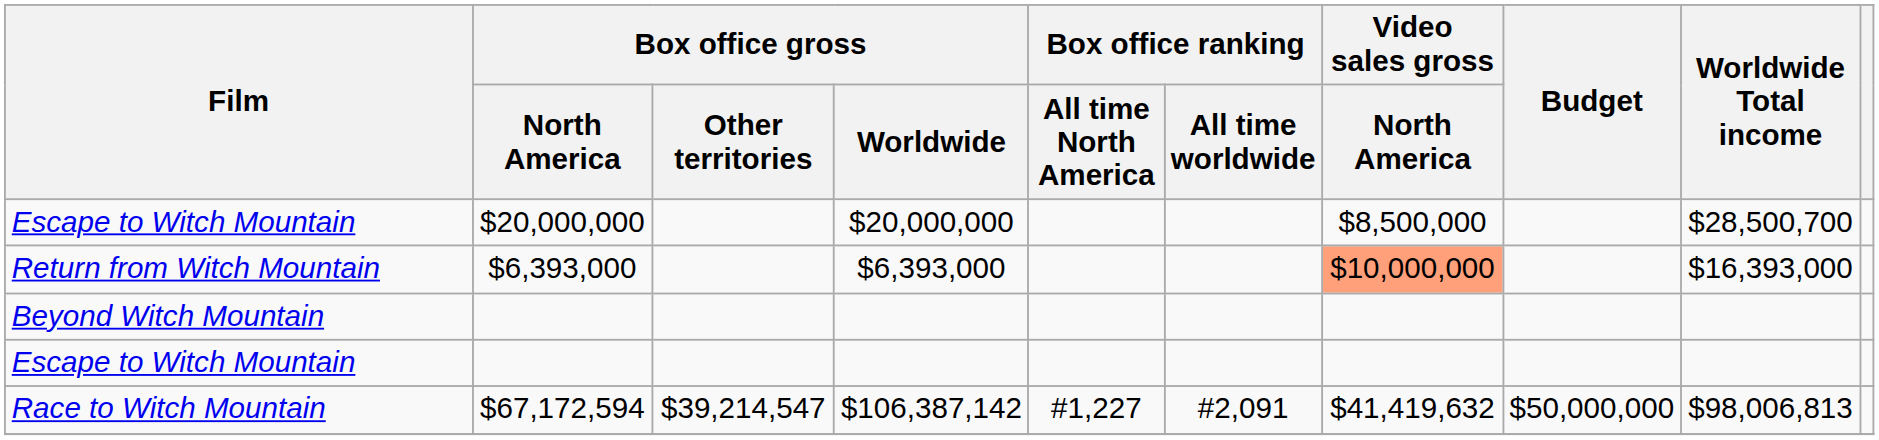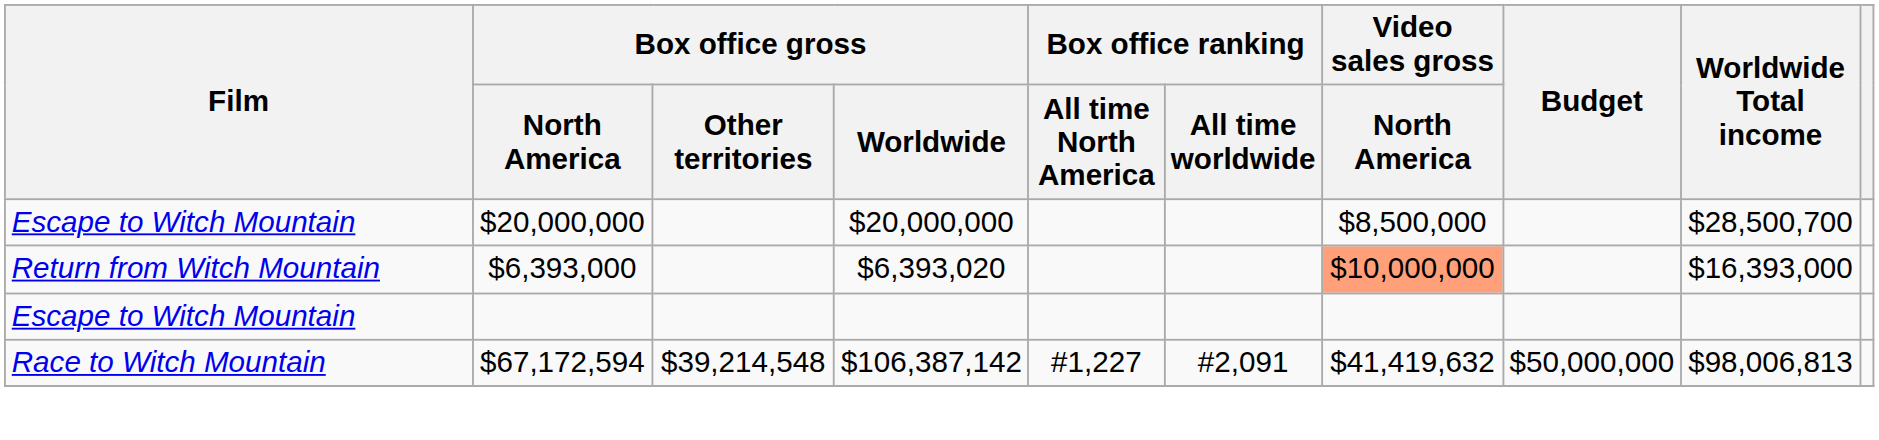(931, 268) $6,393,000 -> (931, 268) $6,393,020
- row: (168, 315)
(743, 409) $39,214,547 -> (743, 362) $39,214,548
